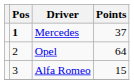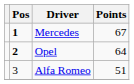(121, 32) 37 -> (121, 32) 67
(15, 51) normal -> (15, 51) bold
(121, 70) 15 -> (121, 70) 51
